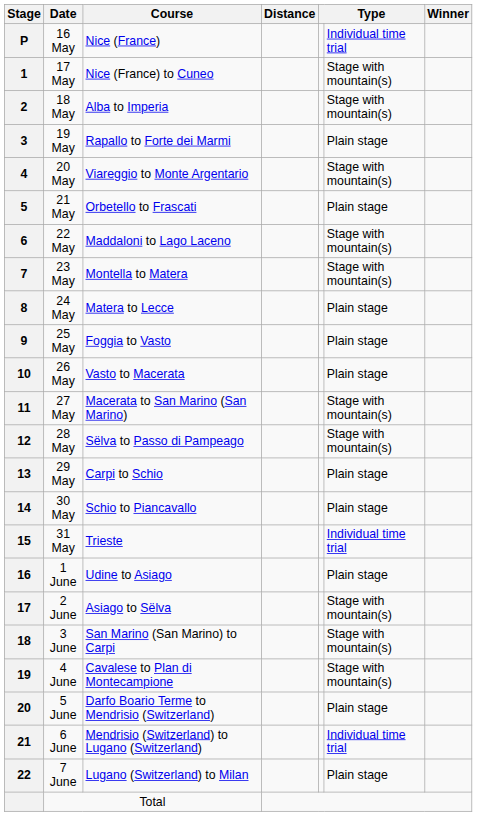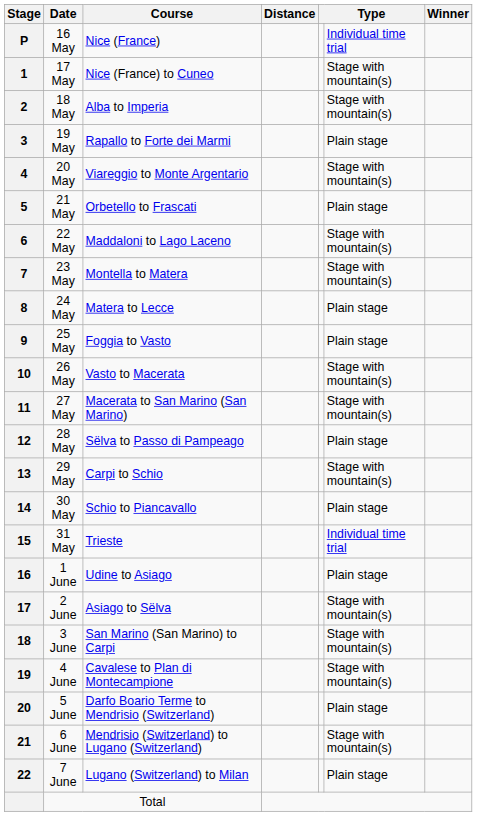(357, 374) Plain stage -> (359, 374) Stage with mountain(s)
(359, 441) Stage with mountain(s) -> (357, 441) Plain stage
(357, 474) Plain stage -> (359, 474) Stage with mountain(s)
(366, 742) Individual time trial -> (359, 742) Stage with mountain(s)
